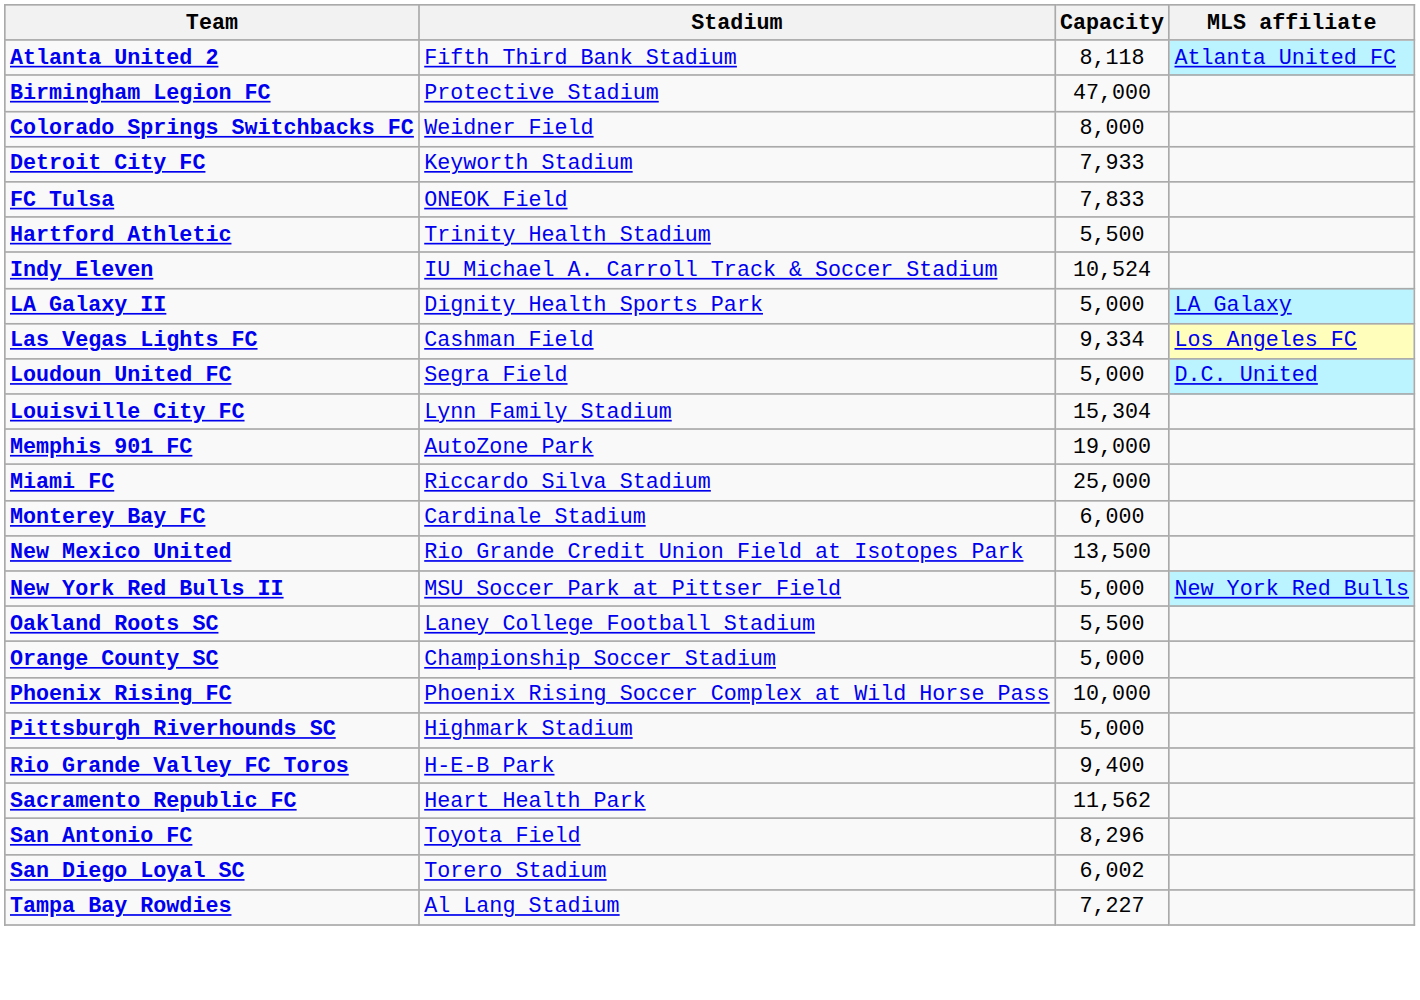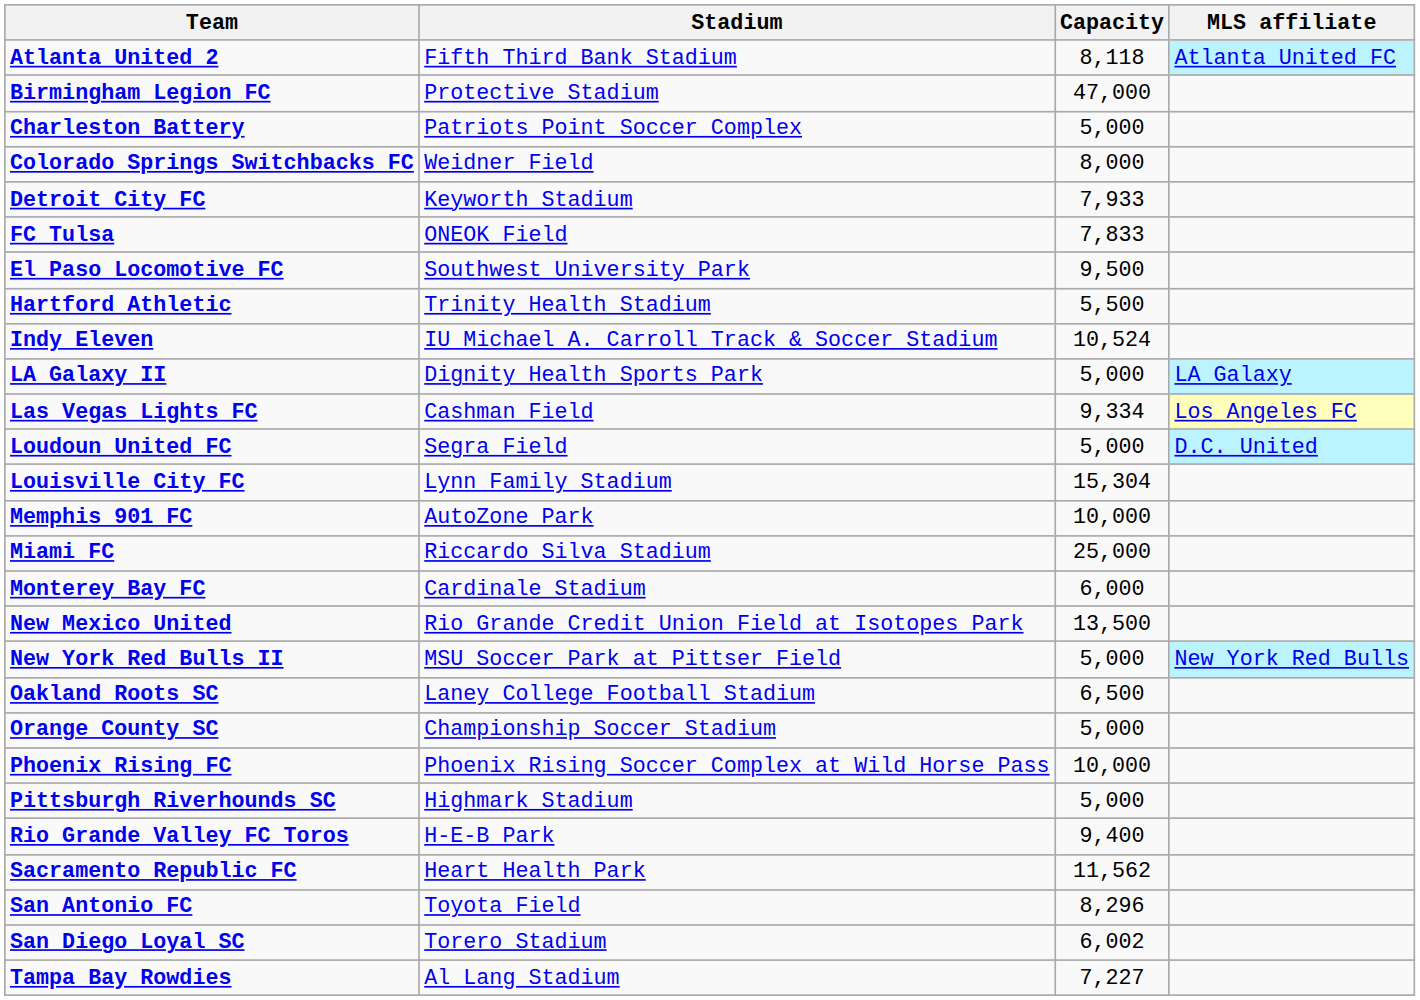+ row: (127, 129)
+ row: (147, 270)
(1112, 447) 19,000 -> (1112, 518) 10,000
(1112, 624) 5,500 -> (1112, 695) 6,500
